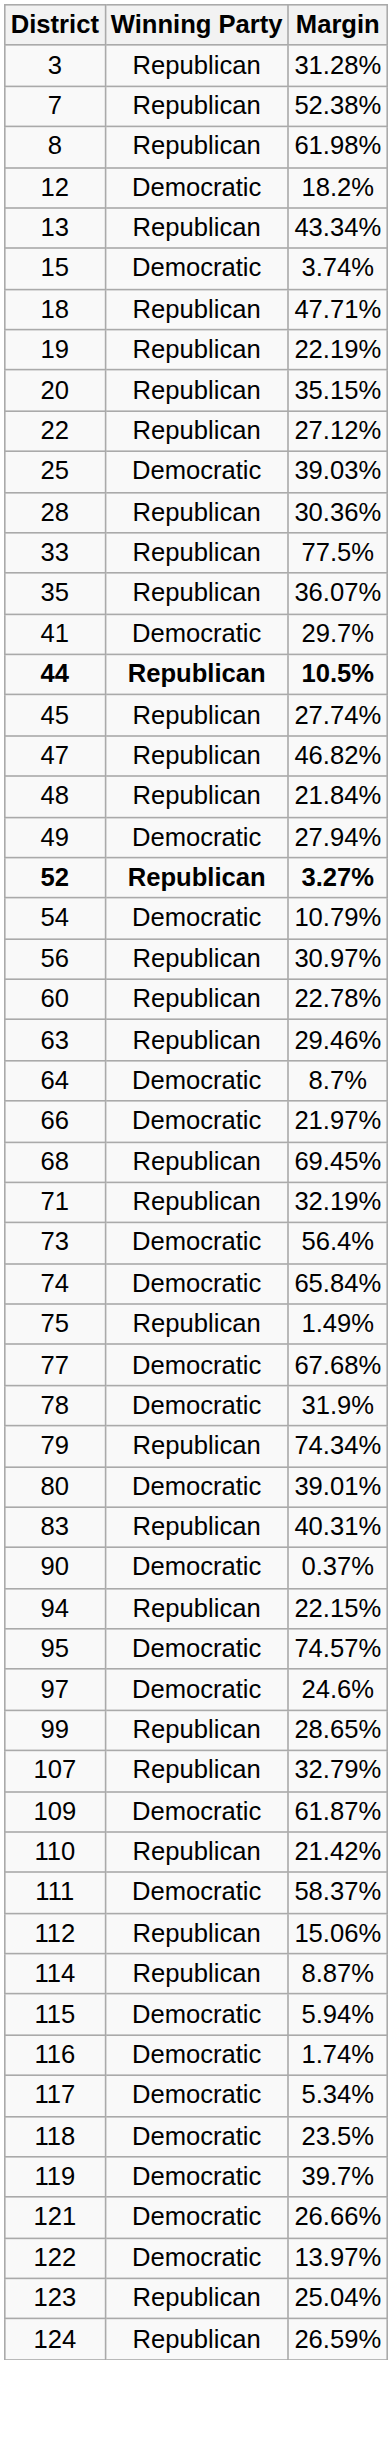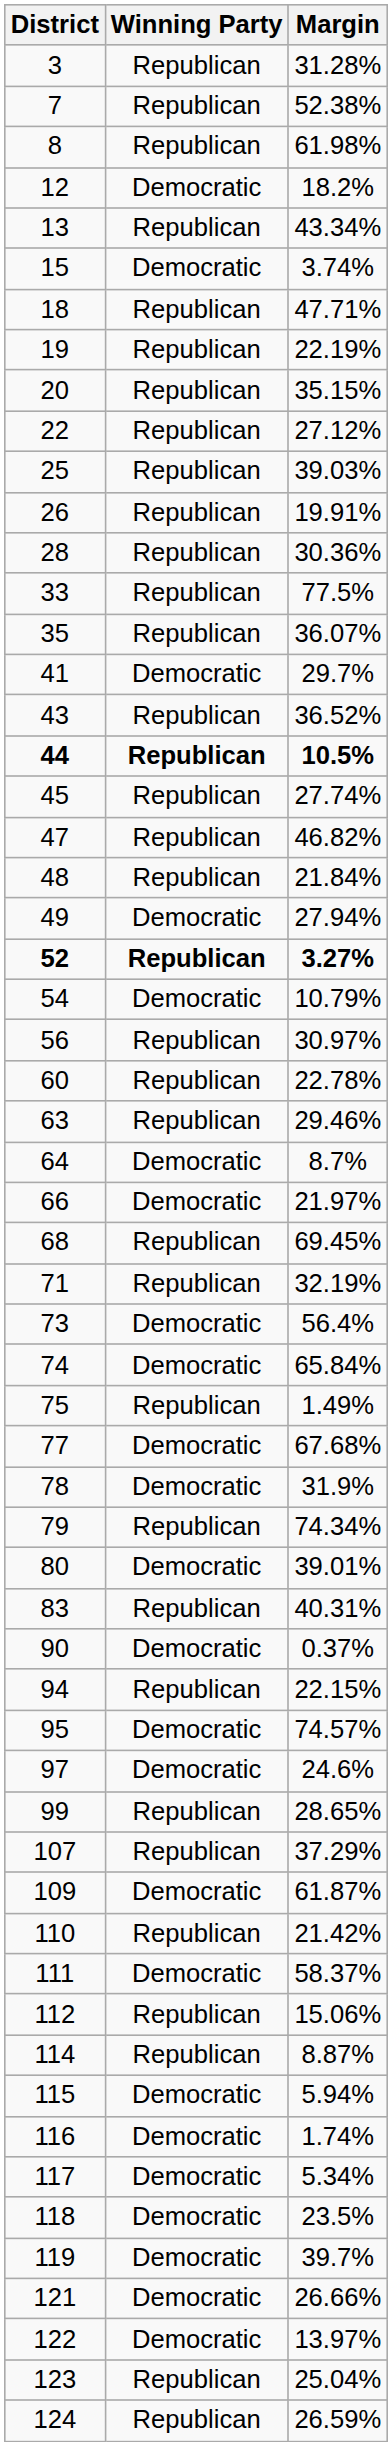(197, 471) Democratic -> (197, 471) Republican
+ row: (55, 512)
+ row: (55, 715)
(338, 1770) 32.79% -> (338, 1851) 37.29%
